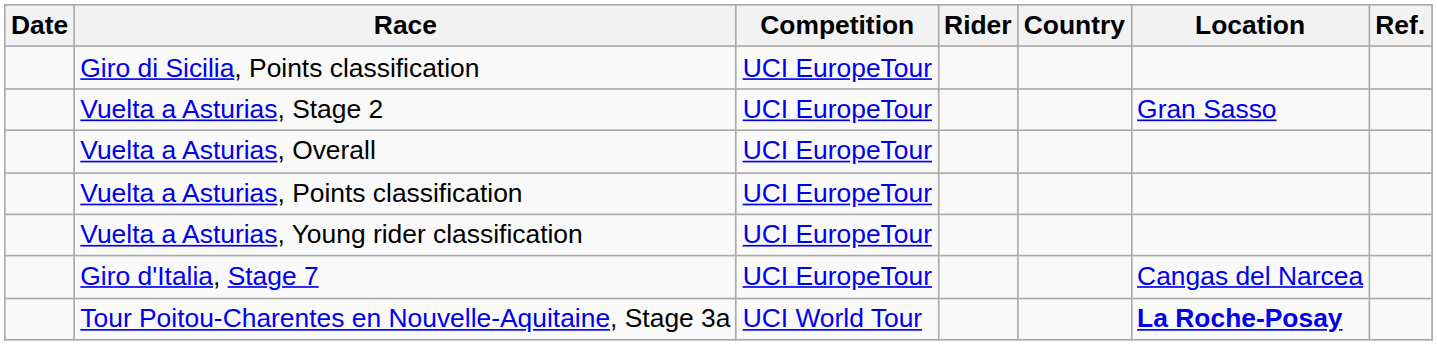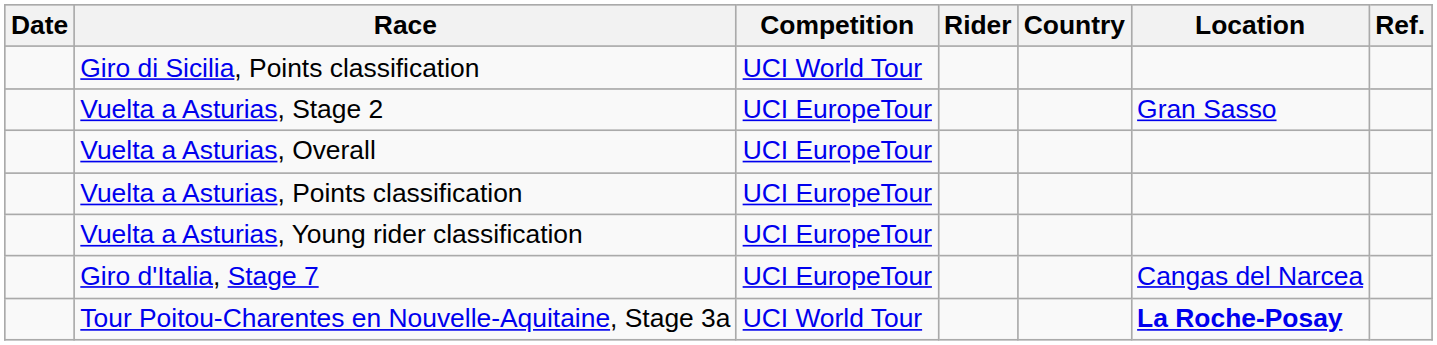(837, 67) UCI EuropeTour -> (832, 67) UCI World Tour
